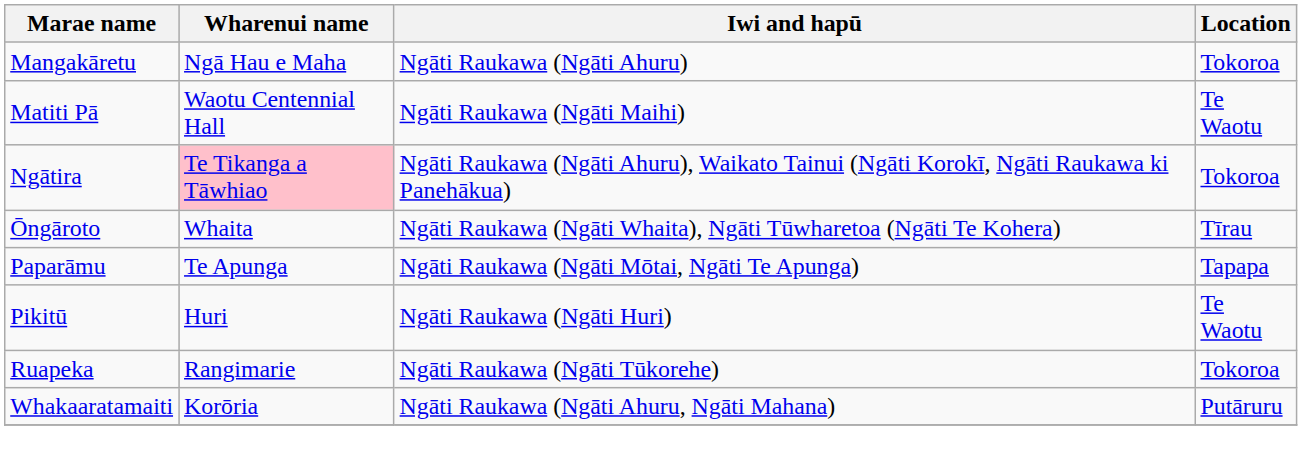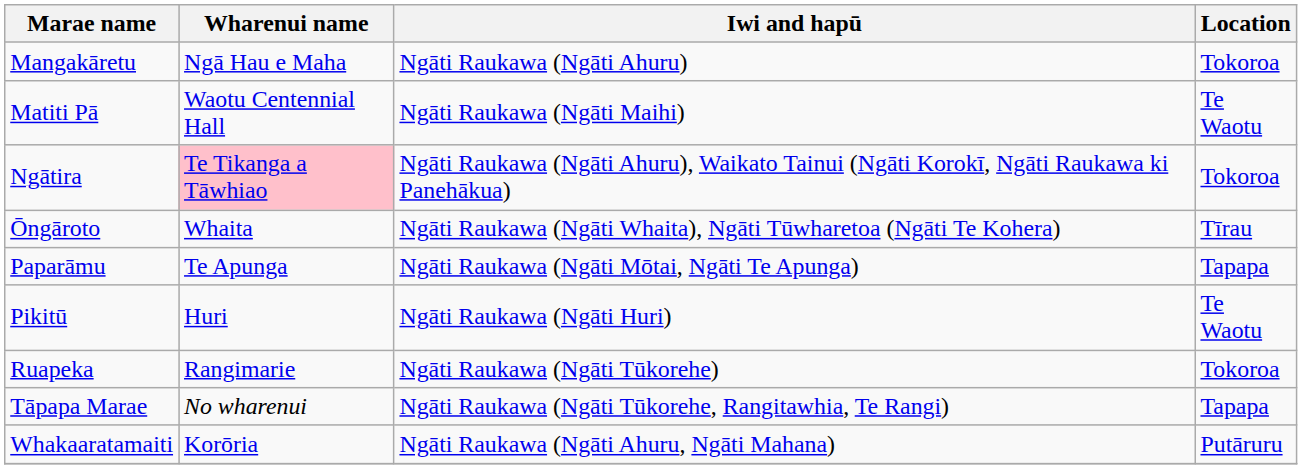+ row: (79, 406)
